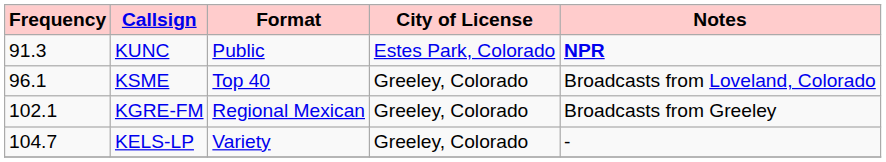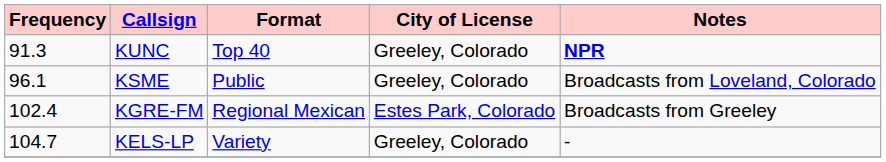(239, 50) Public -> (241, 50) Top 40
(465, 50) Estes Park, Colorado -> (451, 50) Greeley, Colorado
(241, 80) Top 40 -> (239, 80) Public
(33, 111) 102.1 -> (33, 111) 102.4
(451, 111) Greeley, Colorado -> (465, 111) Estes Park, Colorado
